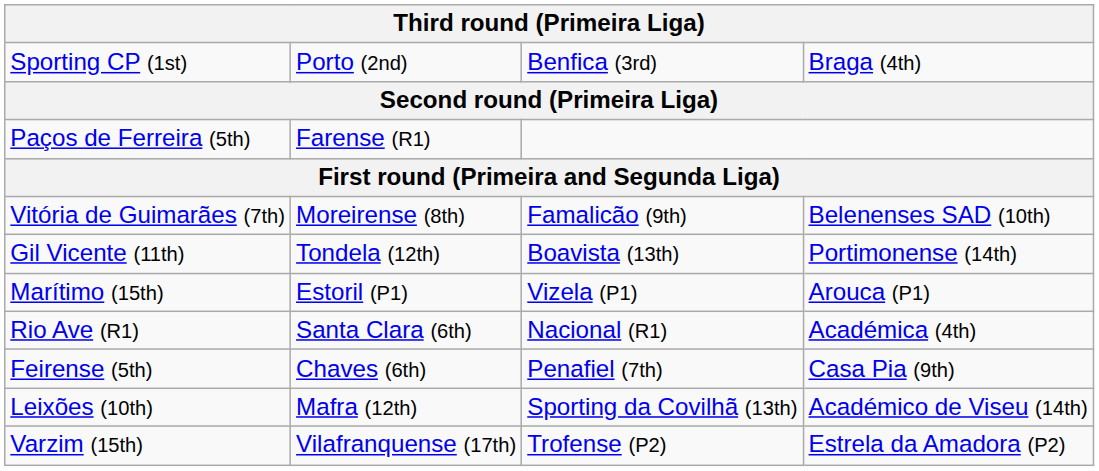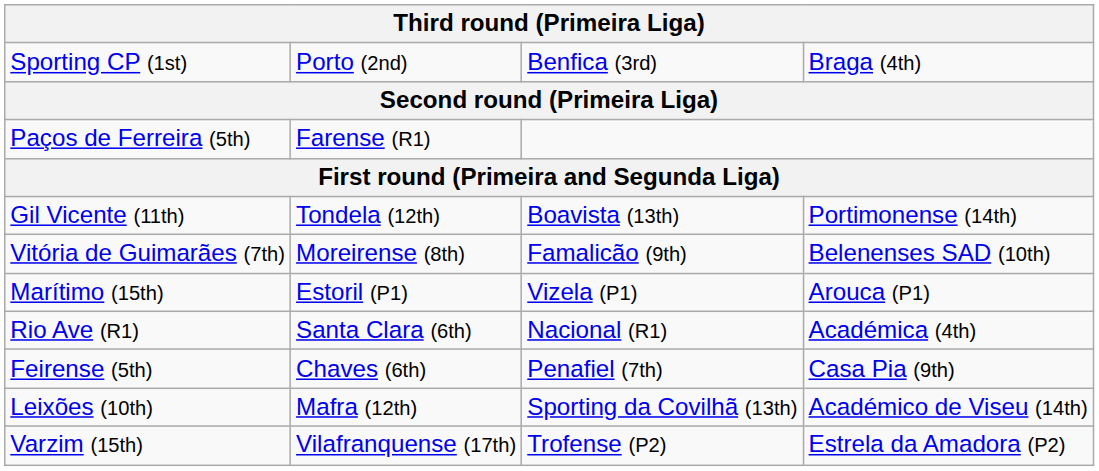rows swapped: (148, 215) <-> (97, 253)
